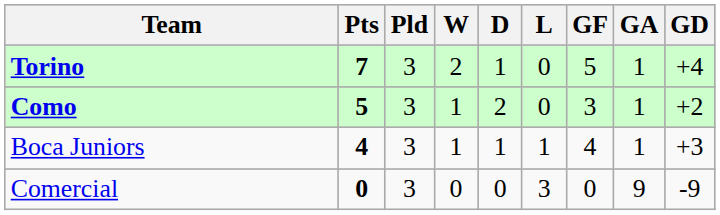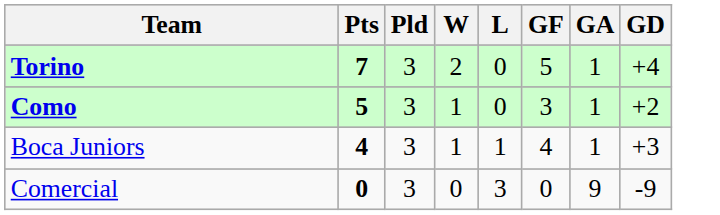- column: (500, 24)
